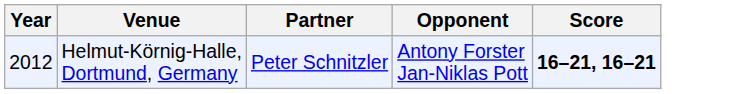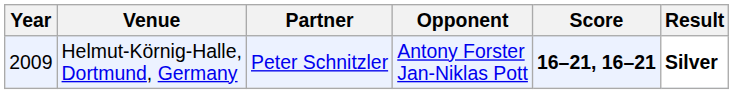+ column: (695, 20)
(31, 62) 2012 -> (31, 62) 2009
